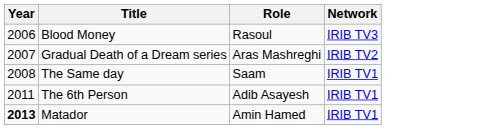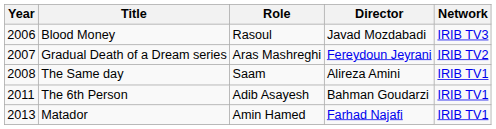+ column: (379, 14)
(21, 114) bold -> (21, 114) normal
